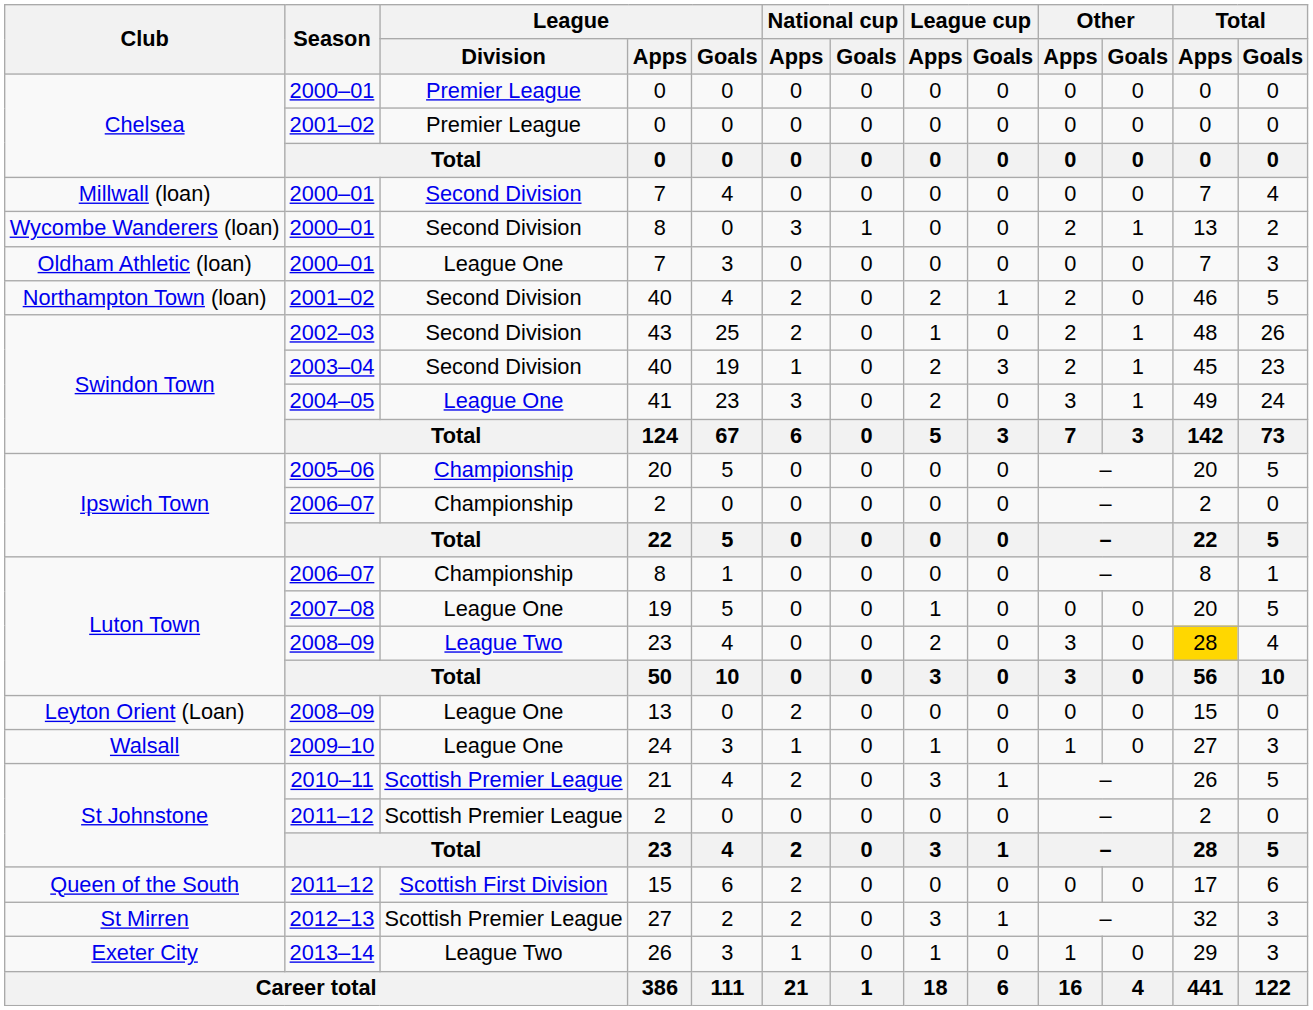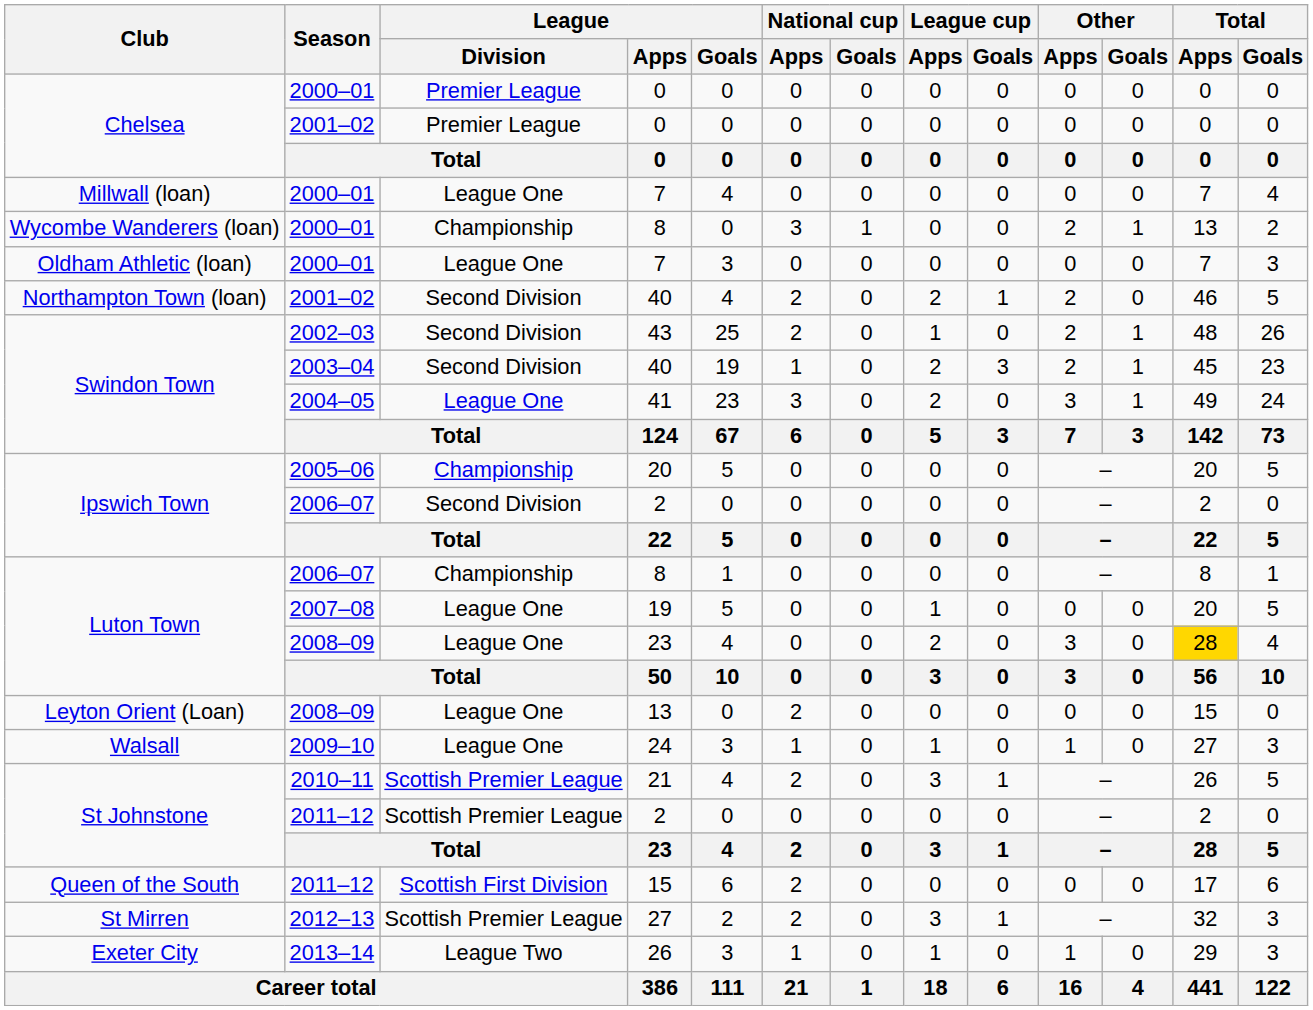(504, 194) Second Division -> (504, 194) League One
(504, 228) Second Division -> (504, 228) Championship
(504, 504) Championship -> (504, 504) Second Division
(504, 642) League Two -> (504, 642) League One
